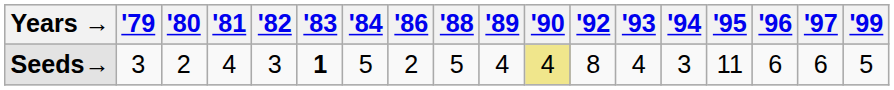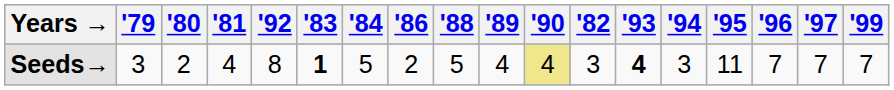columns swapped: (275, 24) <-> (593, 24)
(639, 64) normal -> (639, 64) bold
(775, 64) 6 -> (775, 64) 7
(821, 64) 6 -> (821, 64) 7
(866, 64) 5 -> (866, 64) 7
